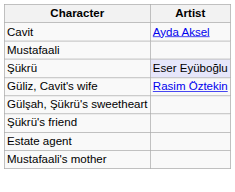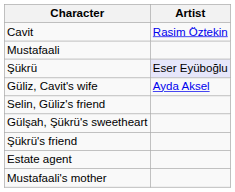(181, 31) Ayda Aksel -> (190, 31) Rasim Öztekin
(190, 86) Rasim Öztekin -> (181, 86) Ayda Aksel
+ row: (56, 104)
